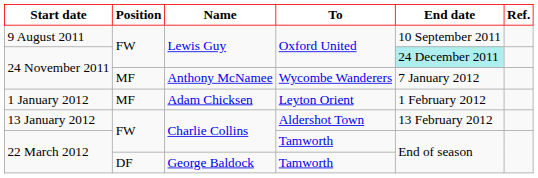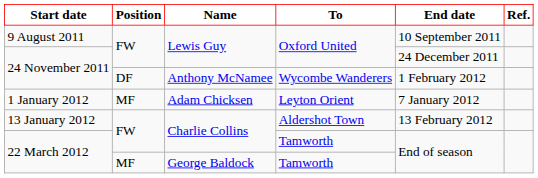(448, 57) paleturquoise background -> (448, 57) no background
(125, 78) MF -> (124, 78) DF
(439, 78) 7 January 2012 -> (442, 78) 1 February 2012
(442, 99) 1 February 2012 -> (439, 99) 7 January 2012
(124, 162) DF -> (125, 162) MF
